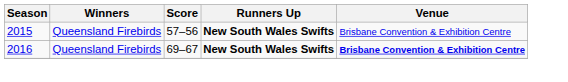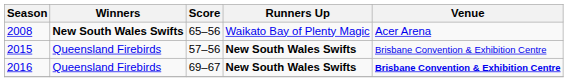+ row: (20, 31)
